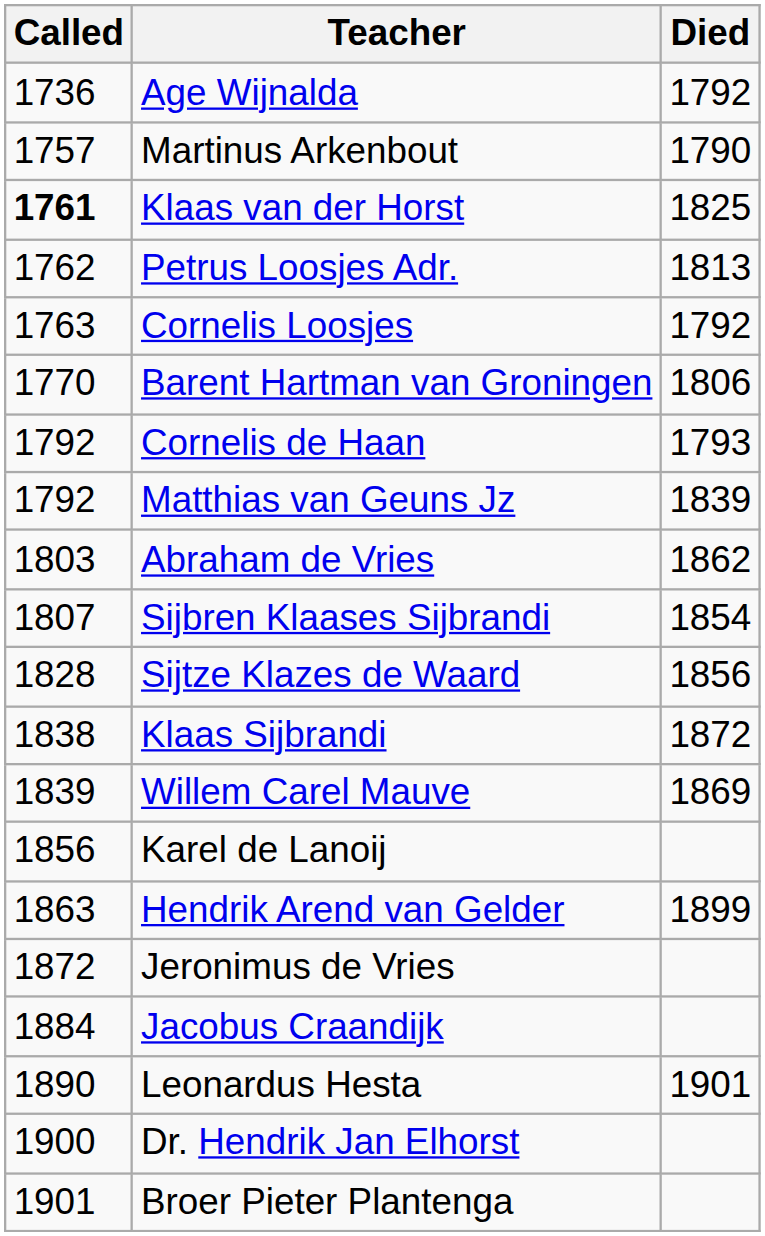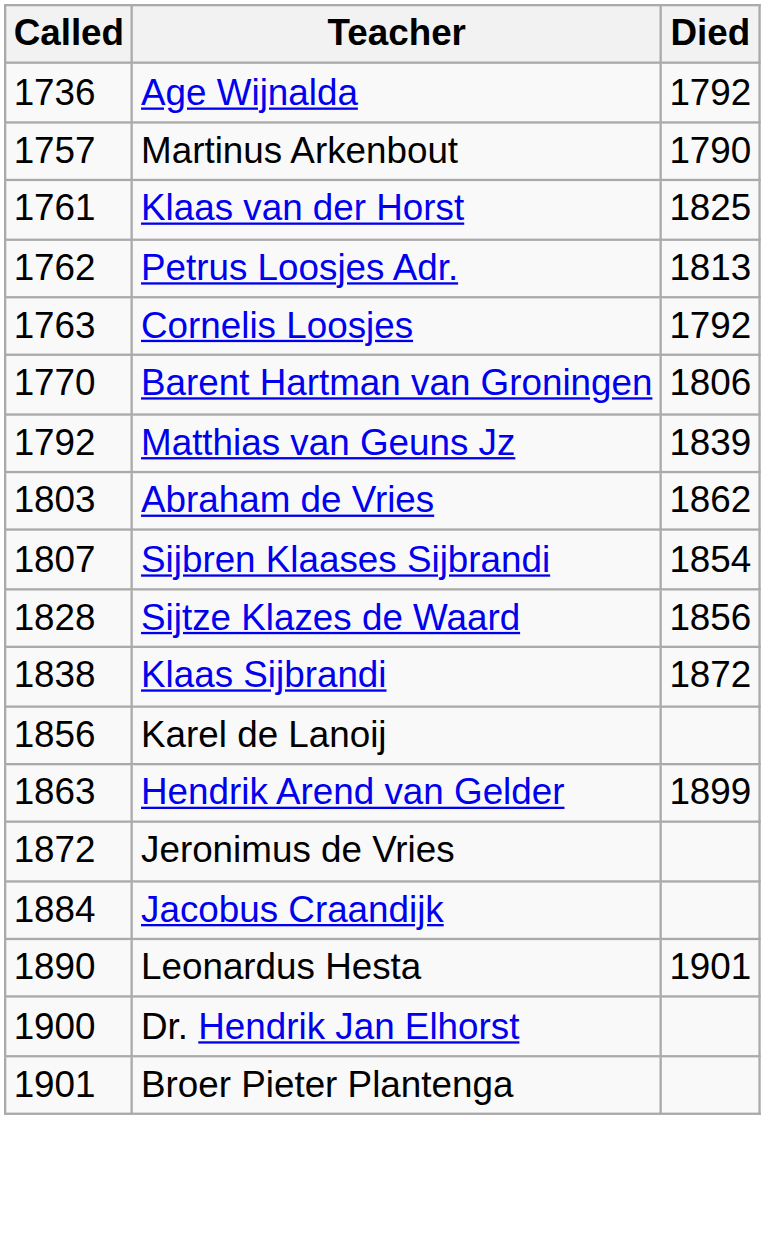(55, 208) bold -> (55, 208) normal
- row: (283, 442)
- row: (306, 792)
